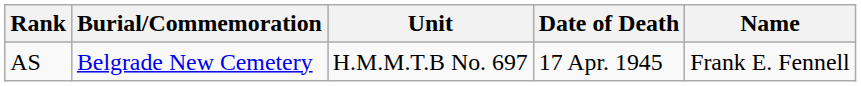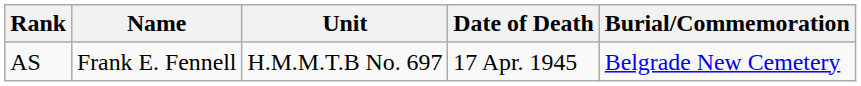columns swapped: (770, 23) <-> (199, 23)
